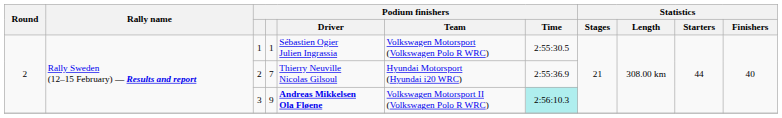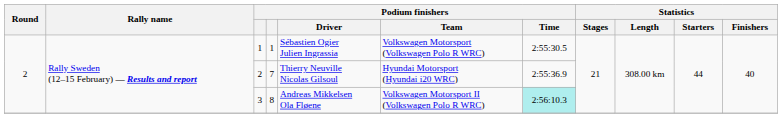(271, 99) 9 -> (272, 99) 8
(318, 99) bold -> (316, 99) normal
